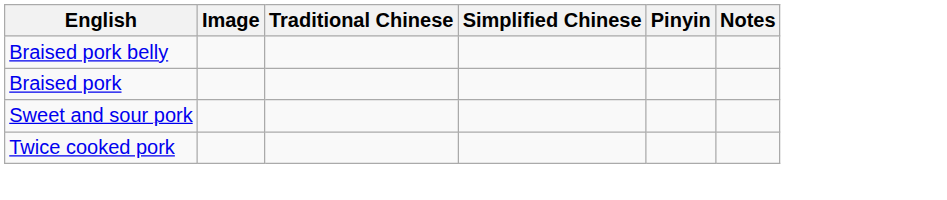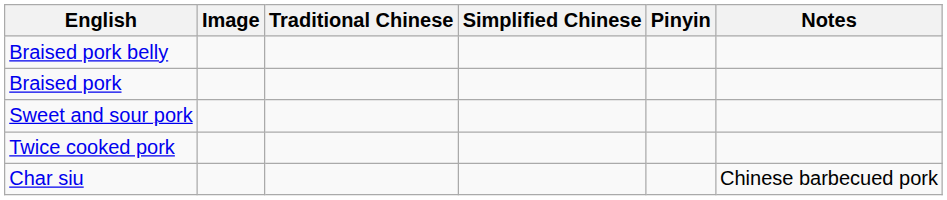+ row: (46, 178)
